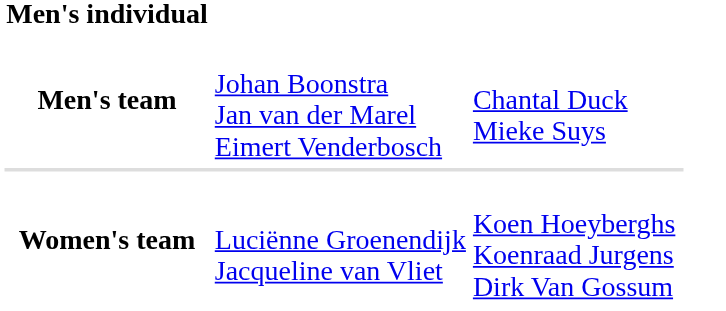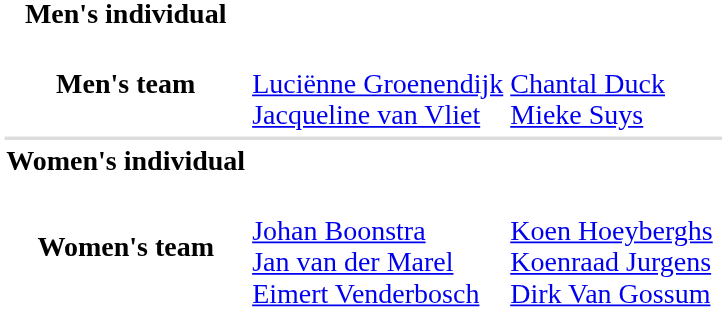(328, 115) Johan Boonstra Jan van der Marel Eimert Venderbosch -> (378, 99) Luciënne Groenendijk Jacqueline van Vliet
+ row: (126, 160)
(340, 255) Luciënne Groenendijk Jacqueline van Vliet -> (366, 262) Johan Boonstra Jan van der Marel Eimert Venderbosch
